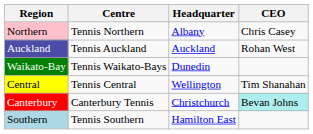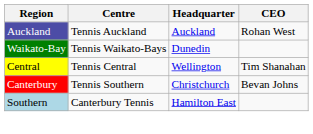- row: (27, 31)
(112, 102) Canterbury Tennis -> (107, 84) Tennis Southern
(270, 102) paleturquoise background -> (270, 84) no background
(107, 119) Tennis Southern -> (112, 102) Canterbury Tennis
